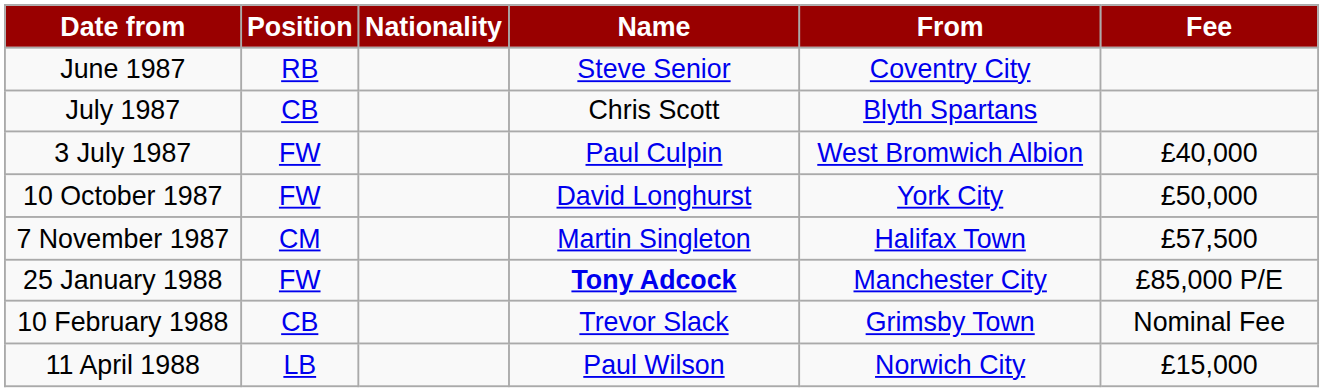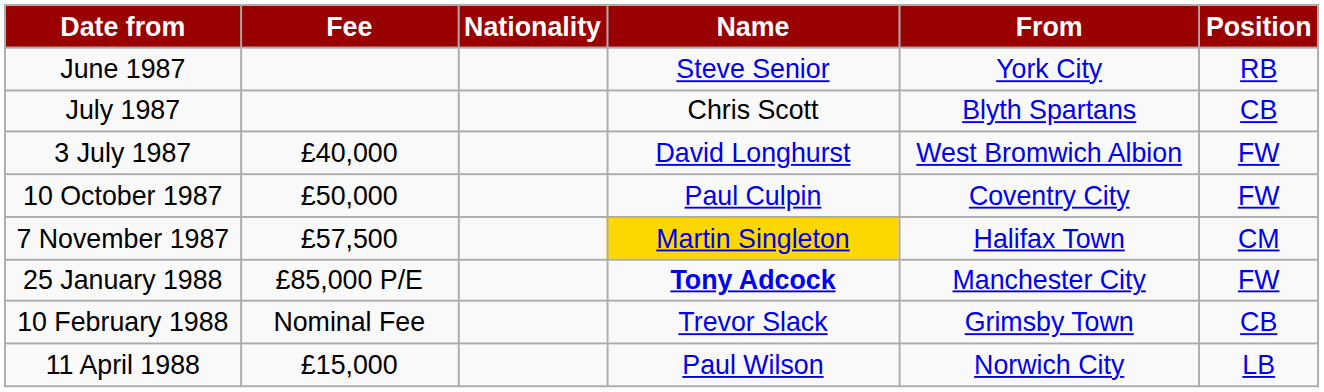columns swapped: (300, 26) <-> (1209, 26)
(950, 69) Coventry City -> (1049, 69) York City
(654, 153) Paul Culpin -> (753, 153) David Longhurst
(654, 196) David Longhurst -> (753, 196) Paul Culpin
(950, 196) York City -> (1049, 196) Coventry City
(654, 238) no background -> (753, 238) gold background
